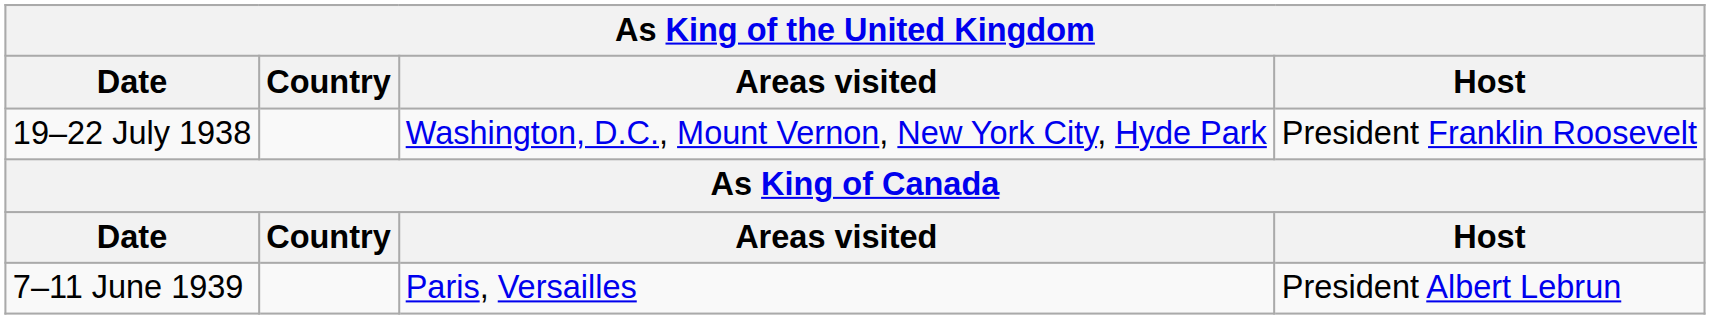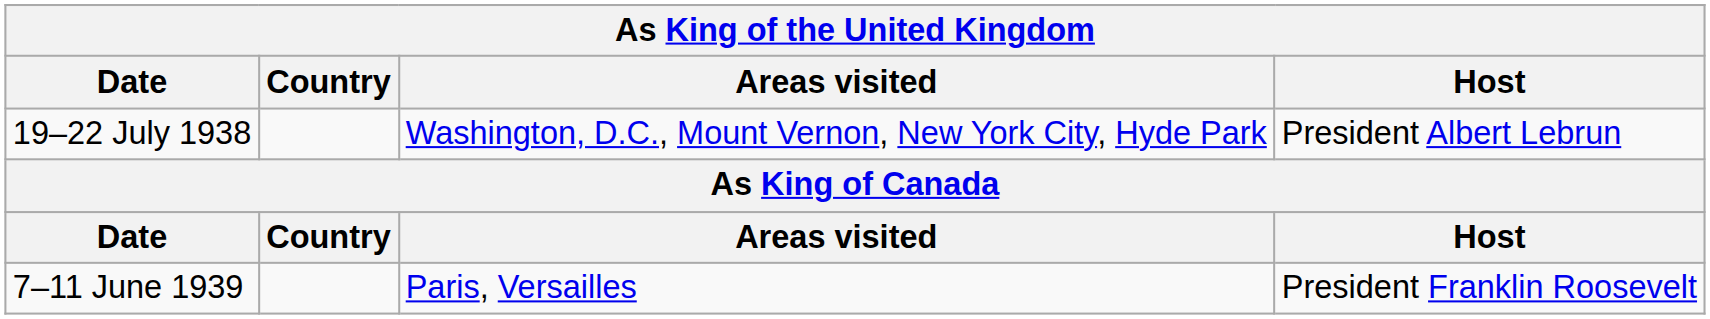(1489, 133) President Franklin Roosevelt -> (1452, 133) President Albert Lebrun
(1452, 287) President Albert Lebrun -> (1489, 287) President Franklin Roosevelt
